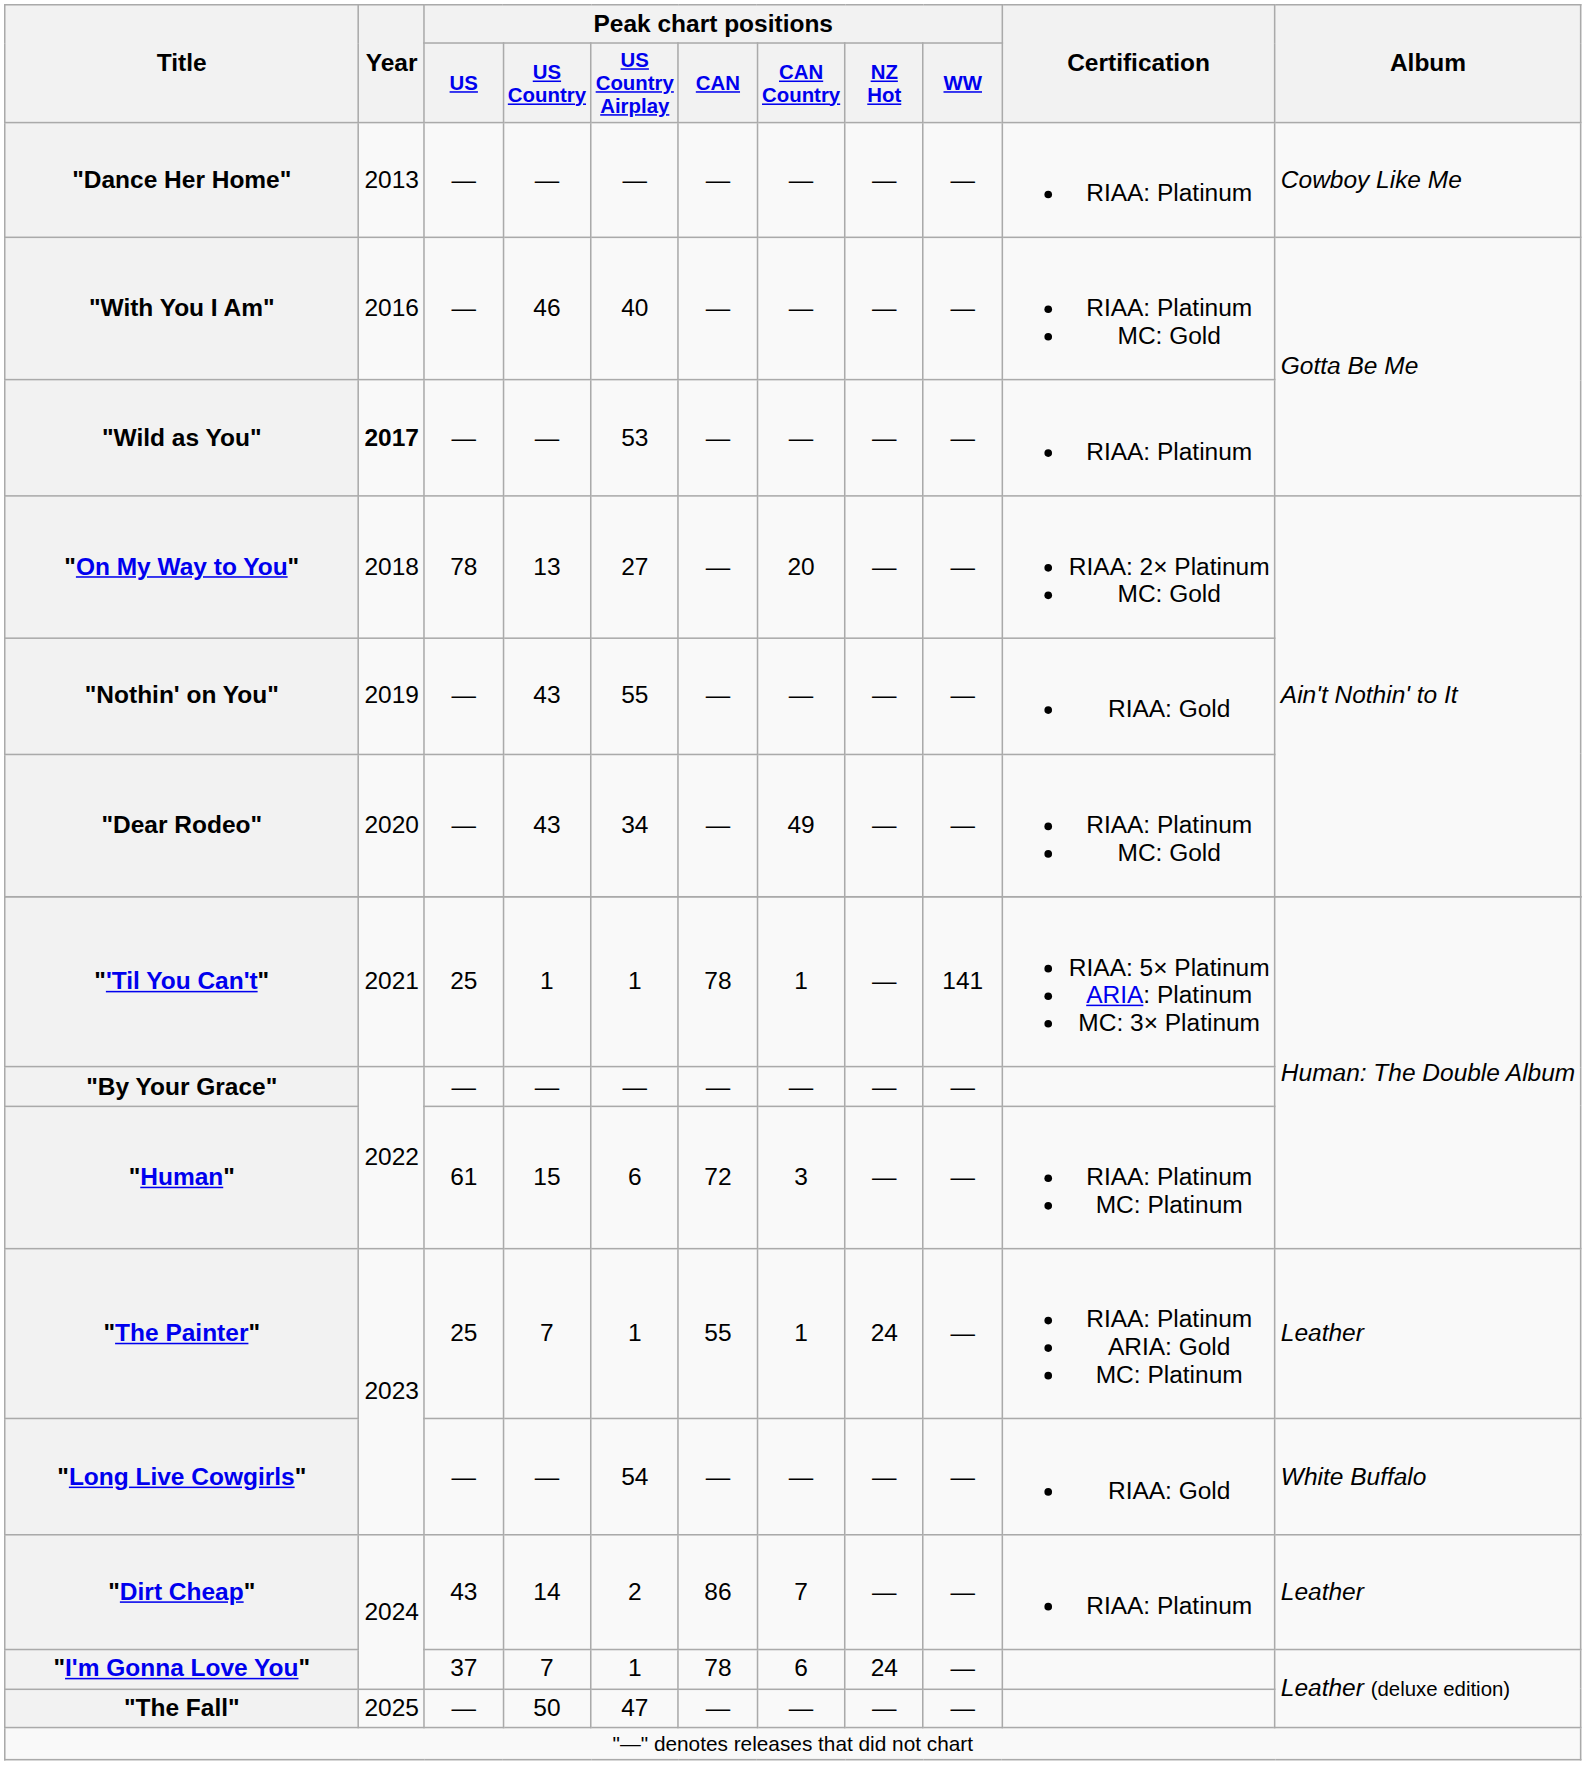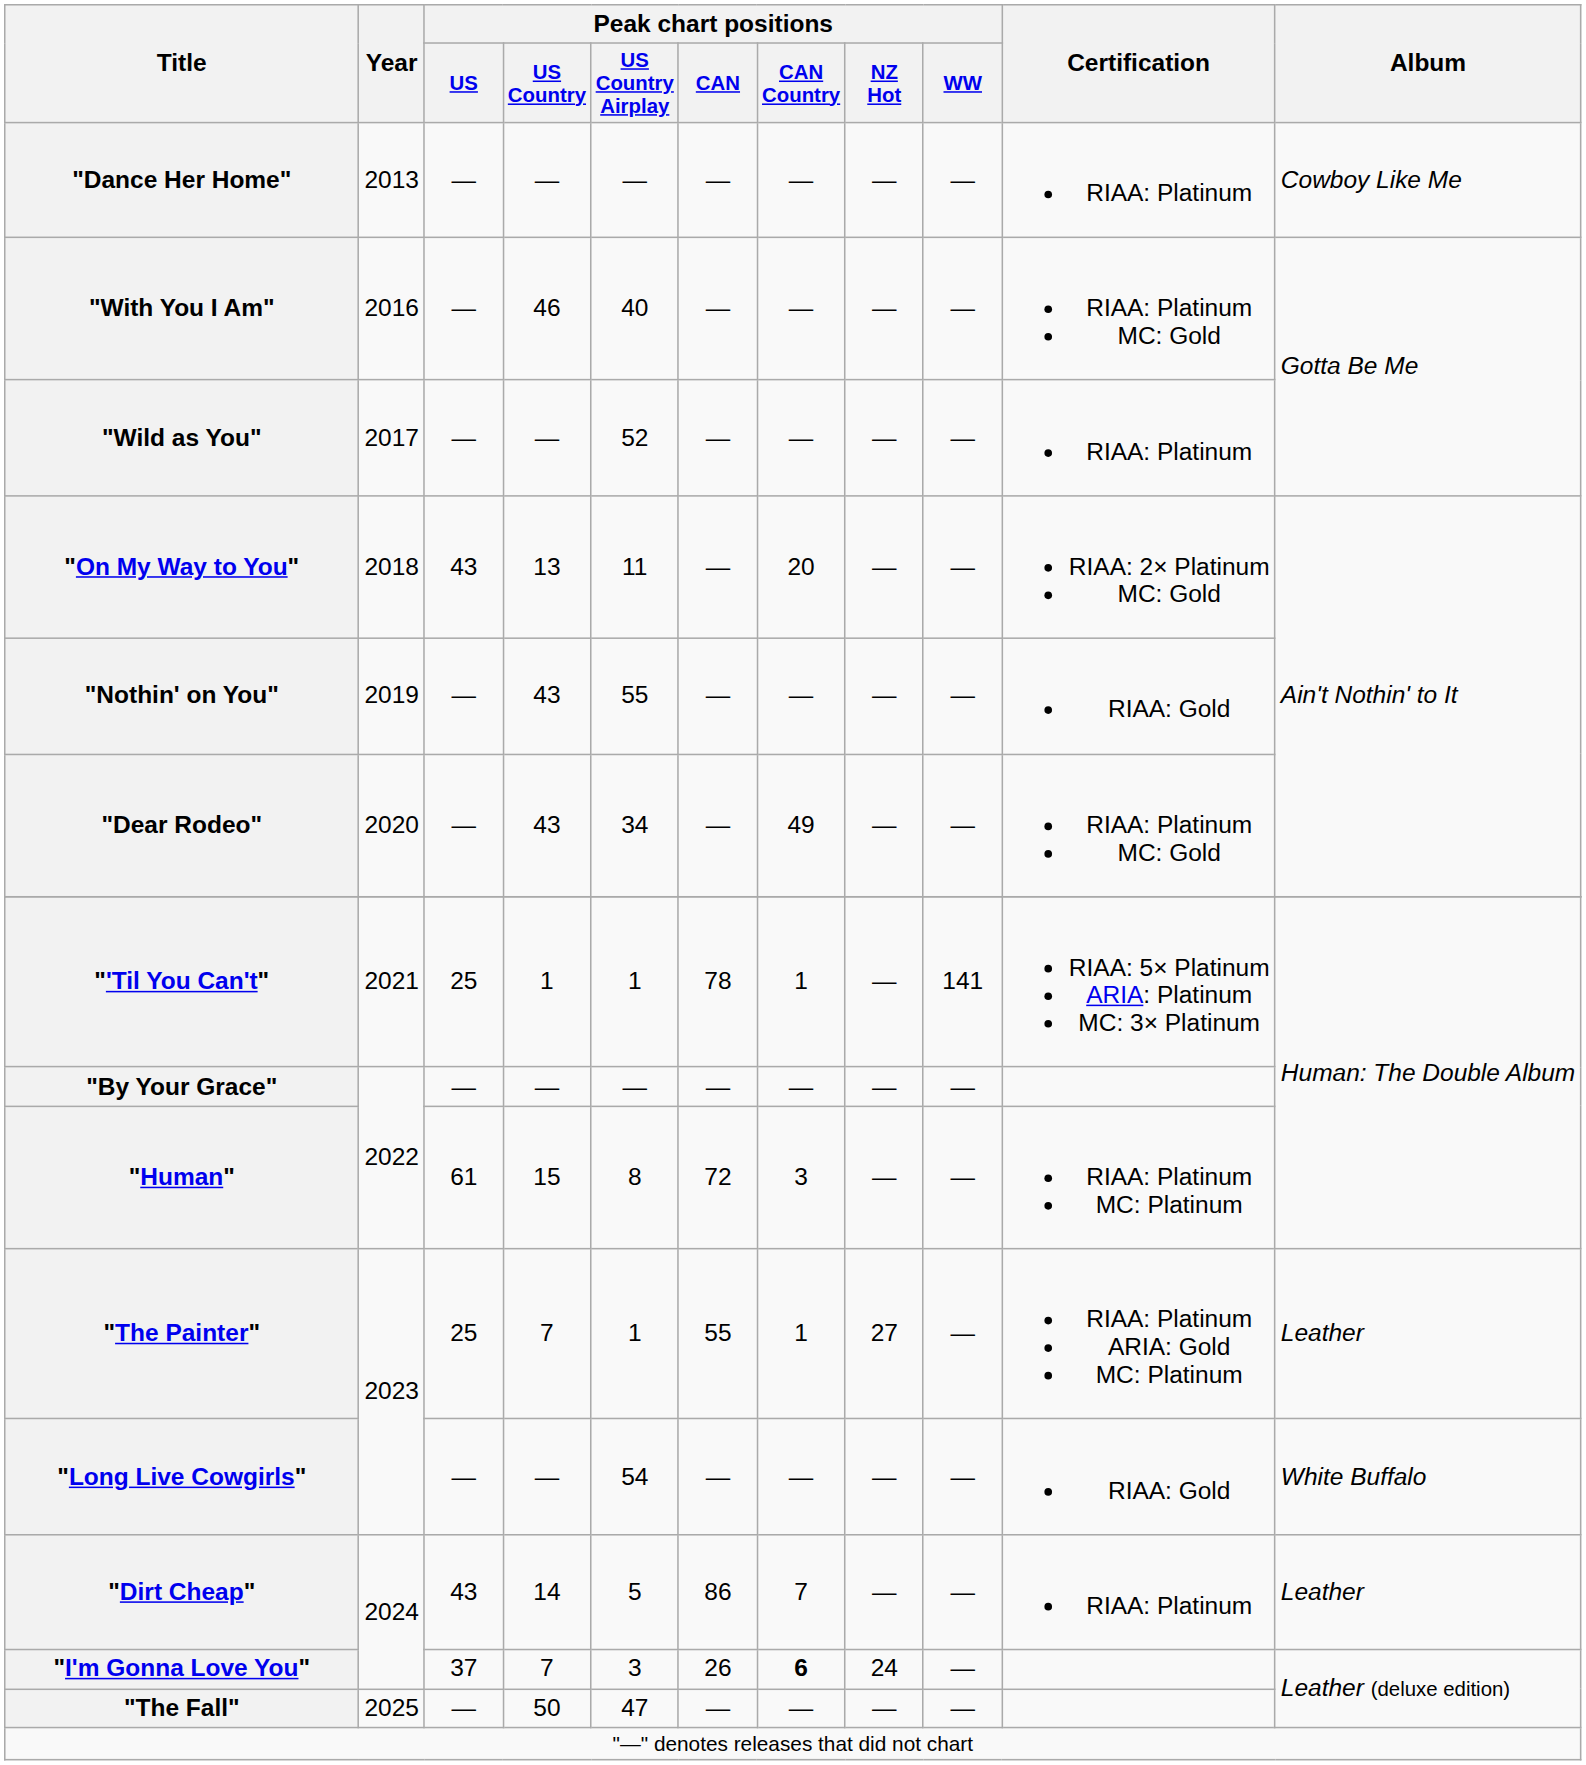(392, 437) bold -> (392, 437) normal
(635, 437) 53 -> (635, 437) 52
(464, 566) 78 -> (464, 566) 43
(635, 566) 27 -> (635, 566) 11
(635, 1177) 6 -> (635, 1177) 8
(884, 1333) 24 -> (884, 1333) 27
(635, 1591) 2 -> (635, 1591) 5
(635, 1668) 1 -> (635, 1668) 3
(718, 1668) 78 -> (718, 1668) 26
(801, 1668) normal -> (801, 1668) bold
